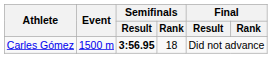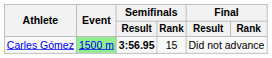(96, 45) no background -> (96, 45) lightgreen background
(172, 45) 18 -> (172, 45) 15
